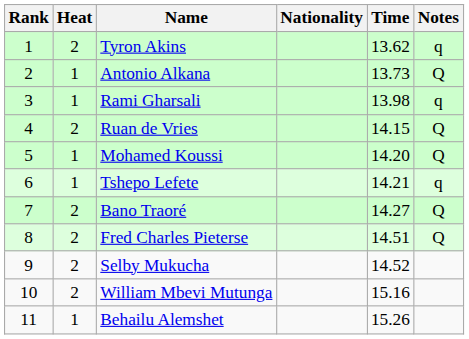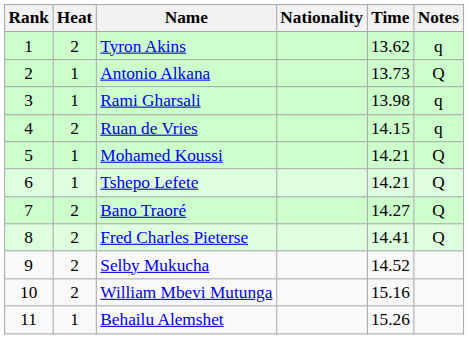(438, 127) Q -> (438, 127) q
(390, 155) 14.20 -> (390, 155) 14.21
(438, 182) q -> (438, 182) Q
(390, 237) 14.51 -> (390, 237) 14.41
